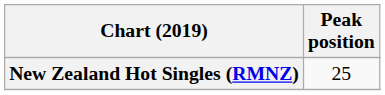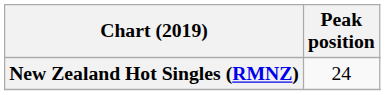(341, 73) 25 -> (341, 73) 24
